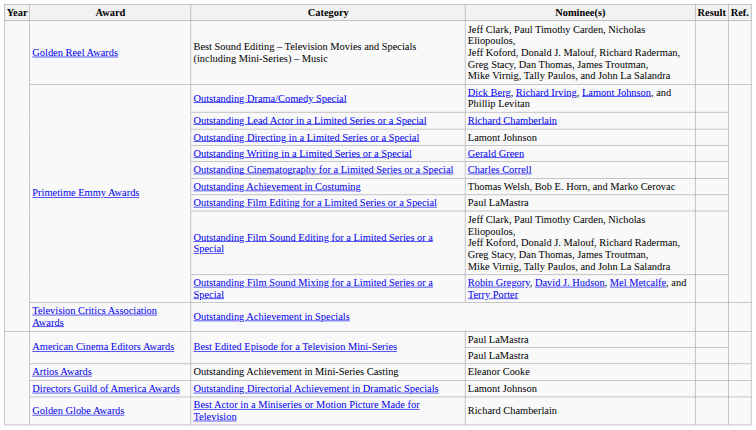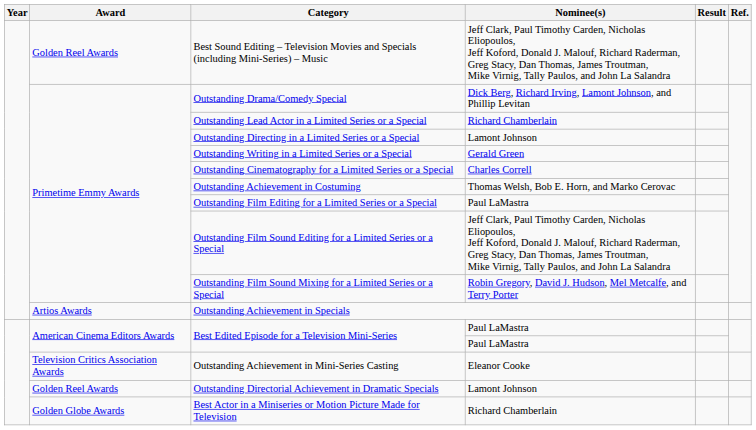(95, 317) Television Critics Association Awards -> (62, 311) Artios Awards
(62, 372) Artios Awards -> (95, 366) Television Critics Association Awards
(106, 388) Directors Guild of America Awards -> (75, 388) Golden Reel Awards
